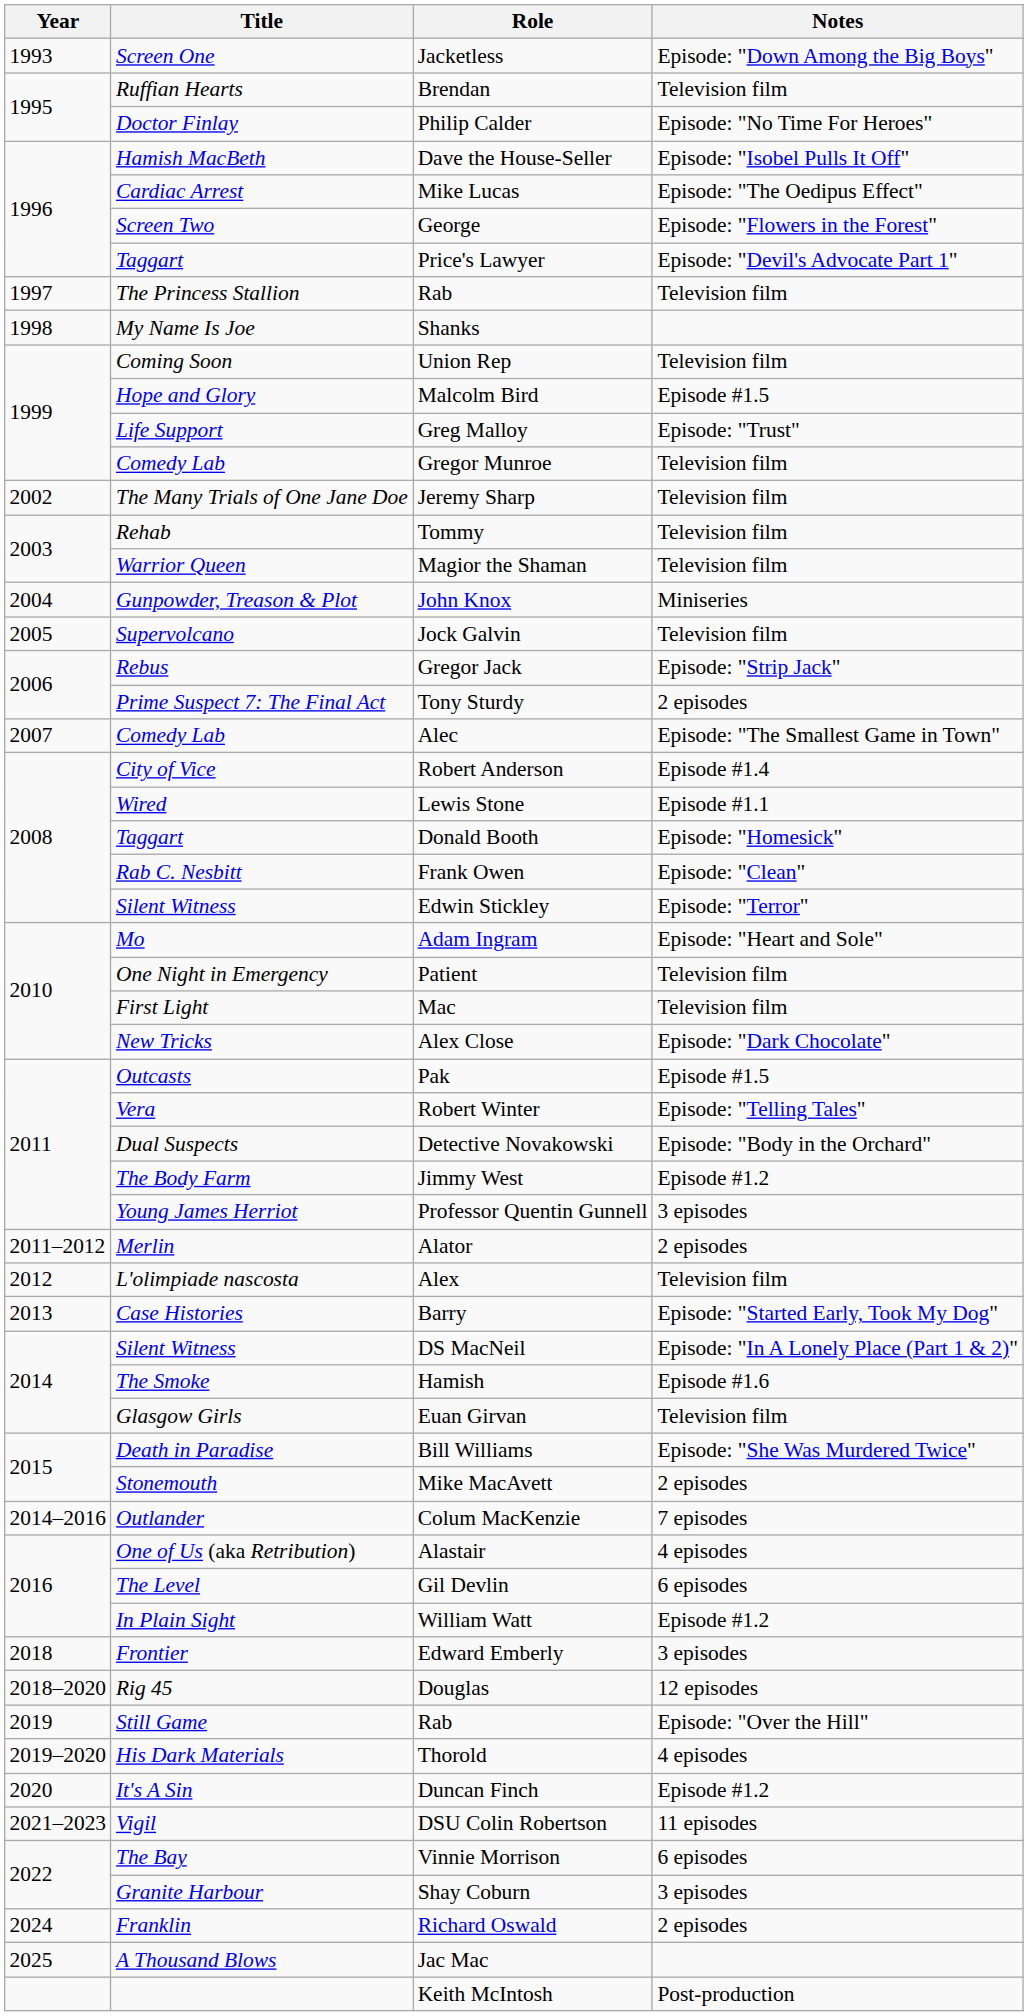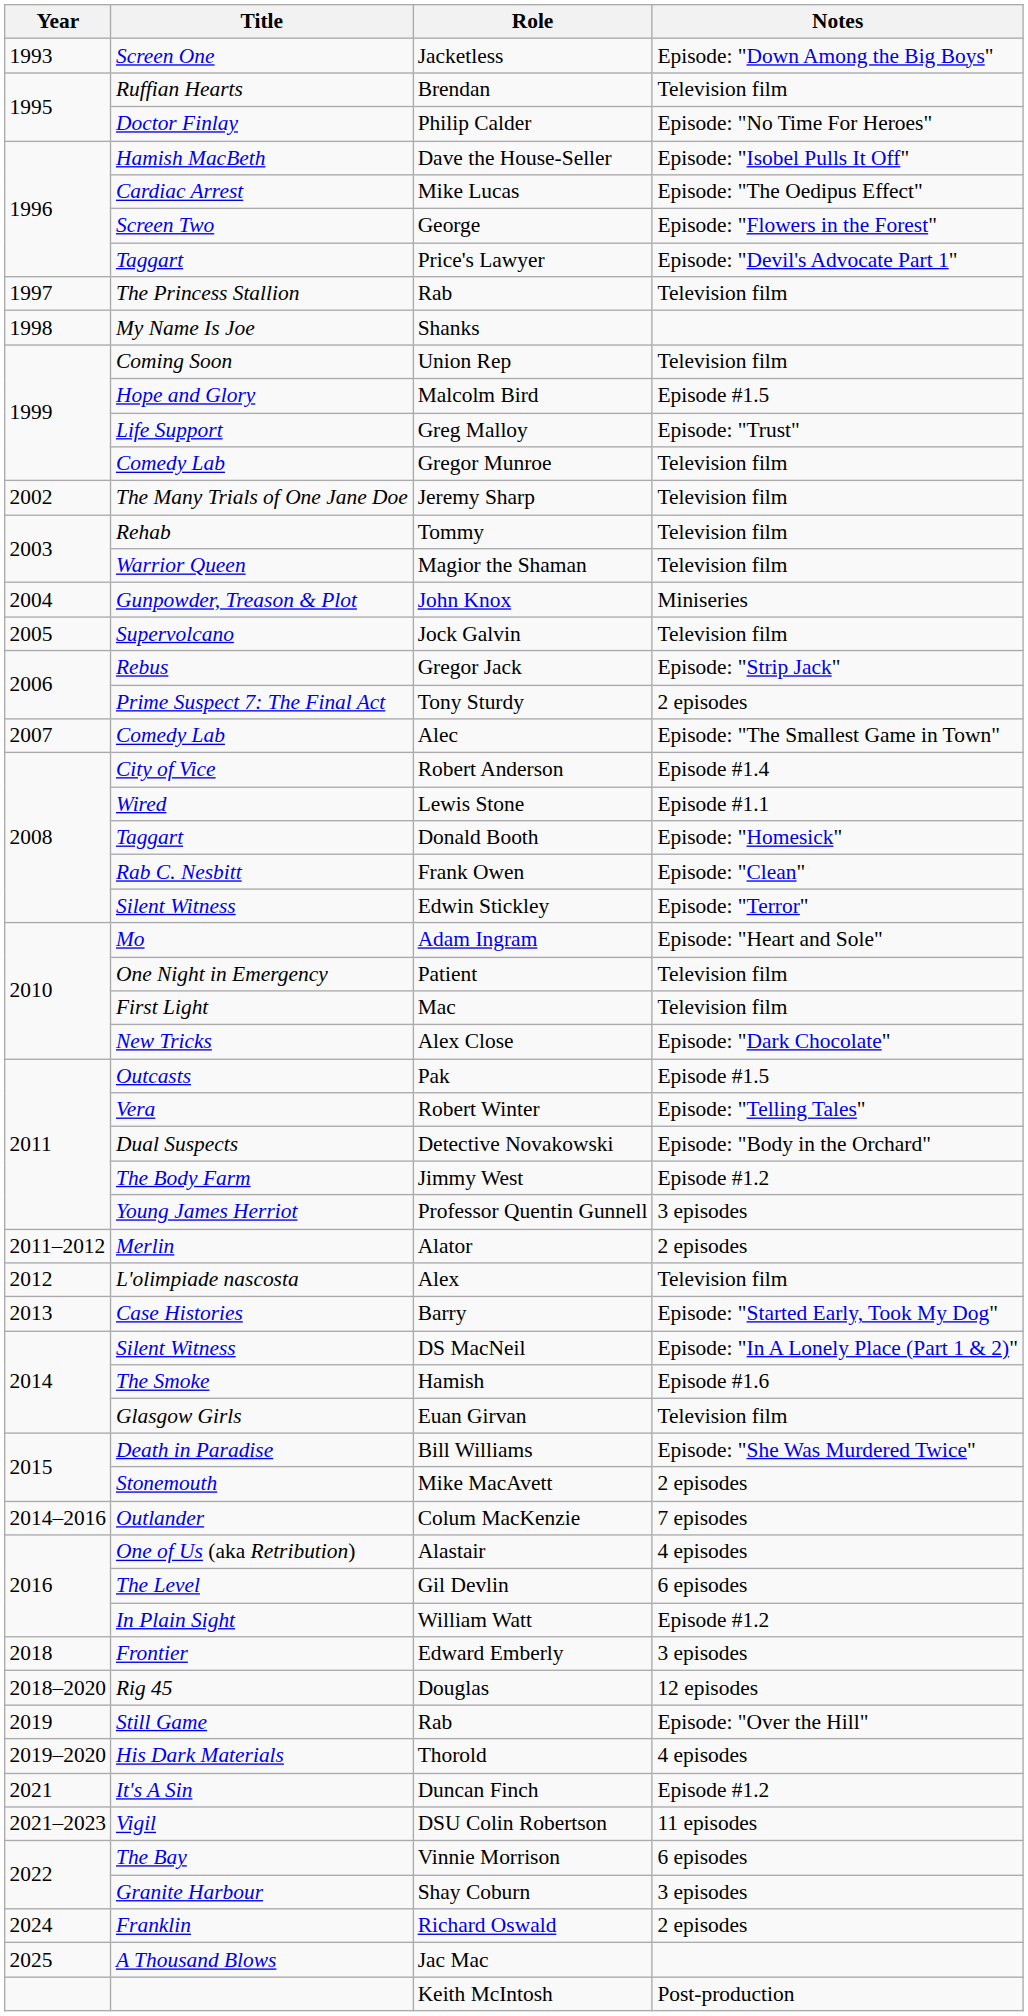(31, 1789) 2020 -> (31, 1789) 2021
